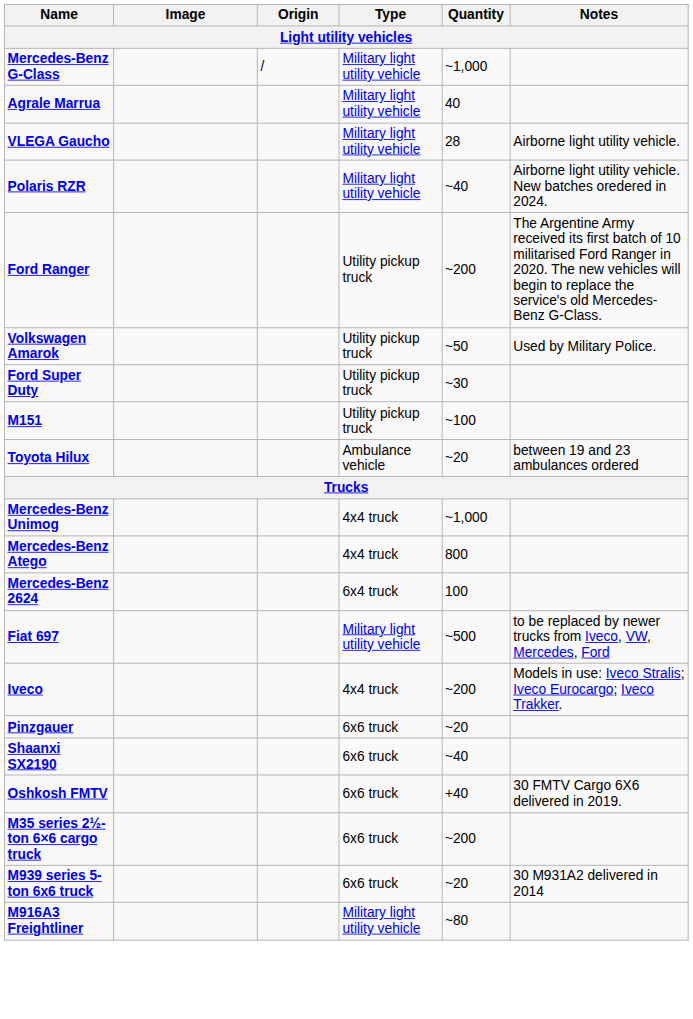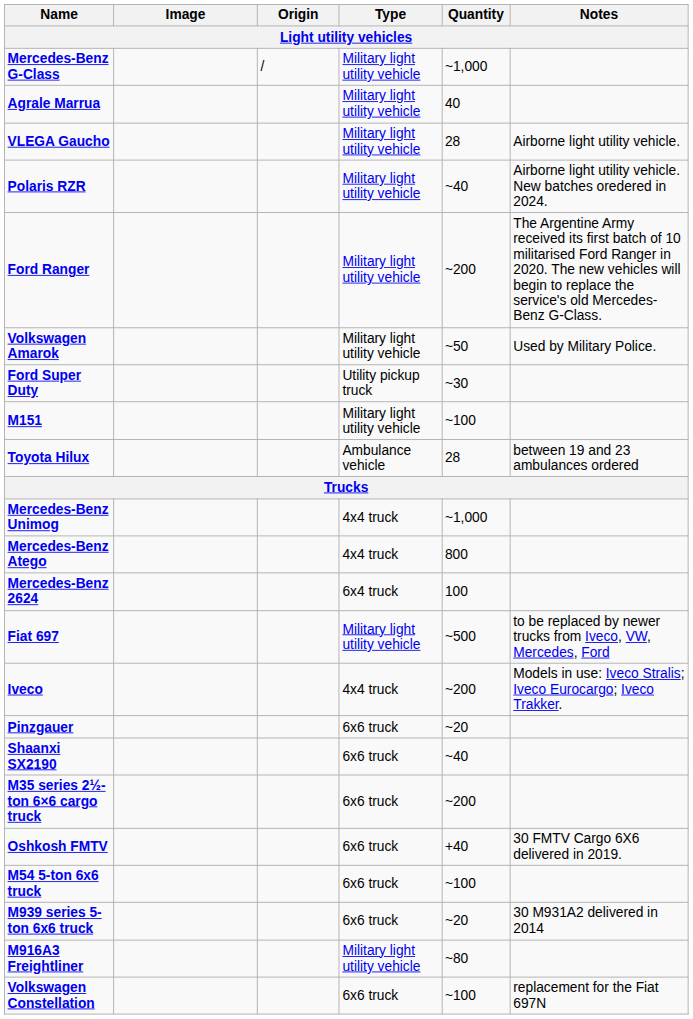(381, 270) Utility pickup truck -> (381, 270) Military light utility vehicle
(381, 346) Utility pickup truck -> (381, 346) Military light utility vehicle
(381, 420) Utility pickup truck -> (381, 420) Military light utility vehicle
(457, 458) ~20 -> (453, 458) 28
rows swapped: (58, 793) <-> (57, 838)
+ row: (53, 883)
+ row: (51, 995)
